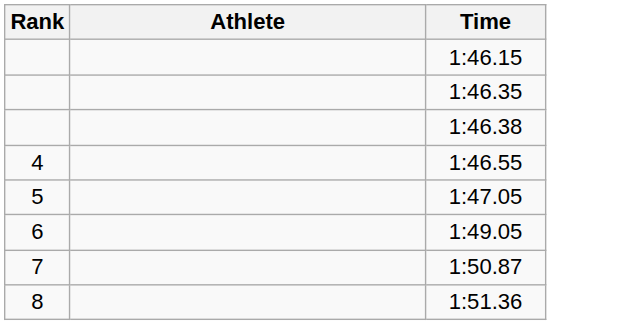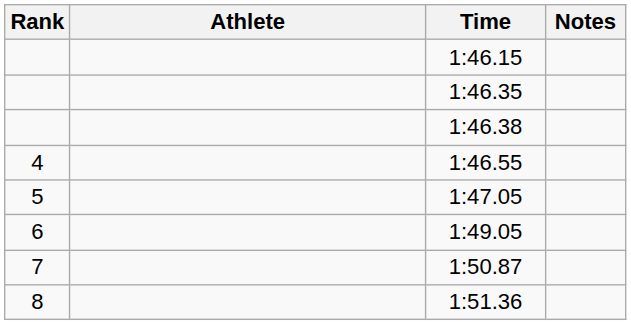+ column: (585, 22)
